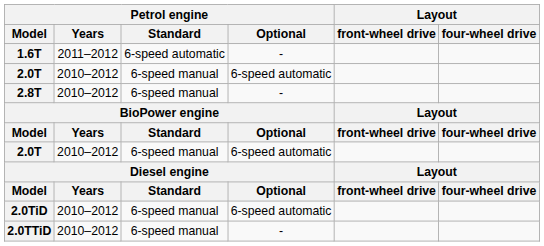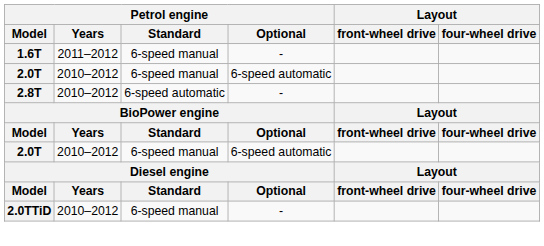(175, 54) 6-speed automatic -> (175, 54) 6-speed manual
(175, 93) 6-speed manual -> (175, 93) 6-speed automatic
- row: (29, 211)
